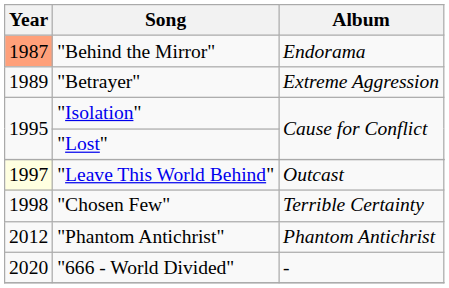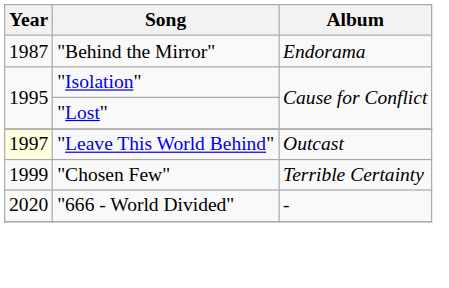(29, 50) lightsalmon background -> (29, 50) no background
- row: (99, 81)
(29, 205) 1998 -> (29, 174) 1999
- row: (141, 236)
